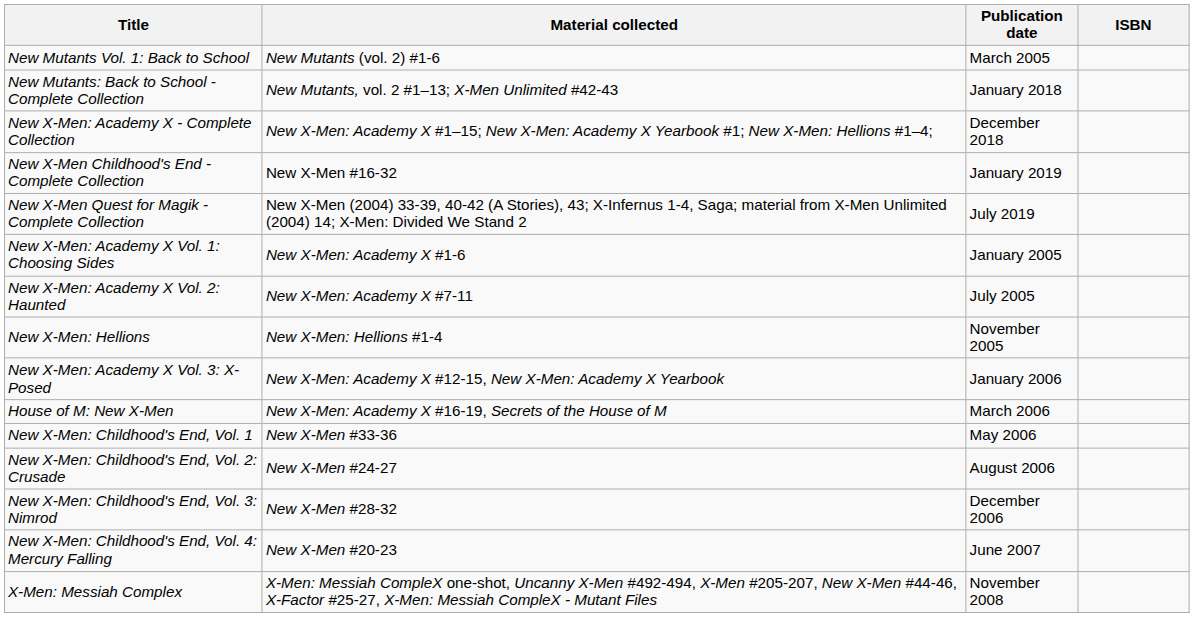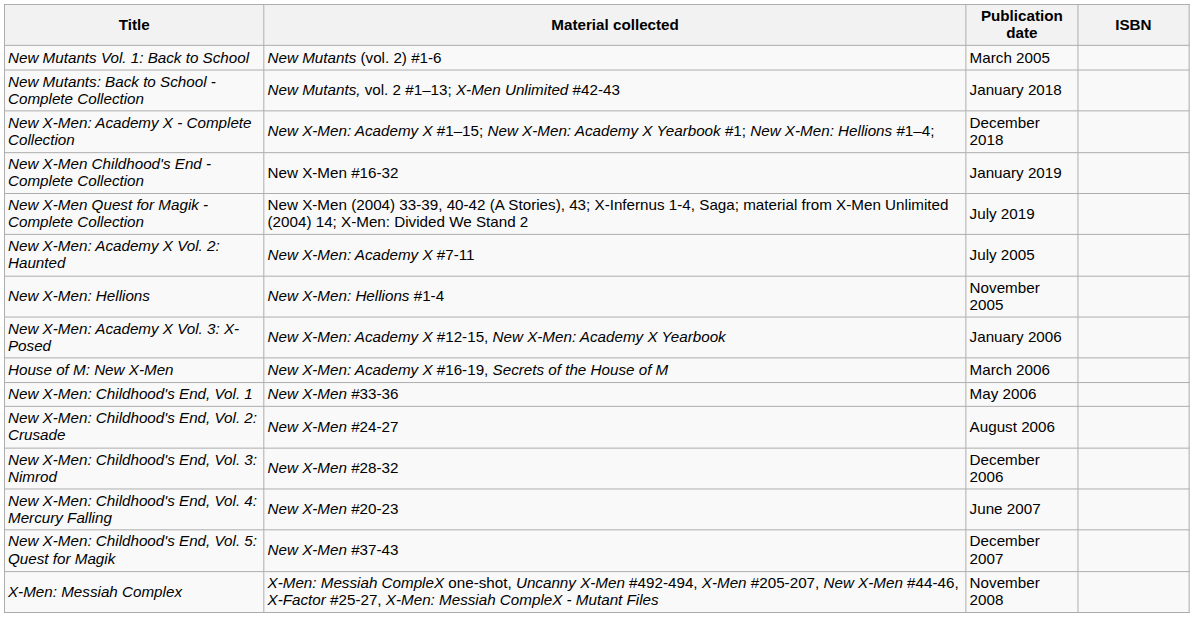- row: (114, 255)
+ row: (133, 550)
